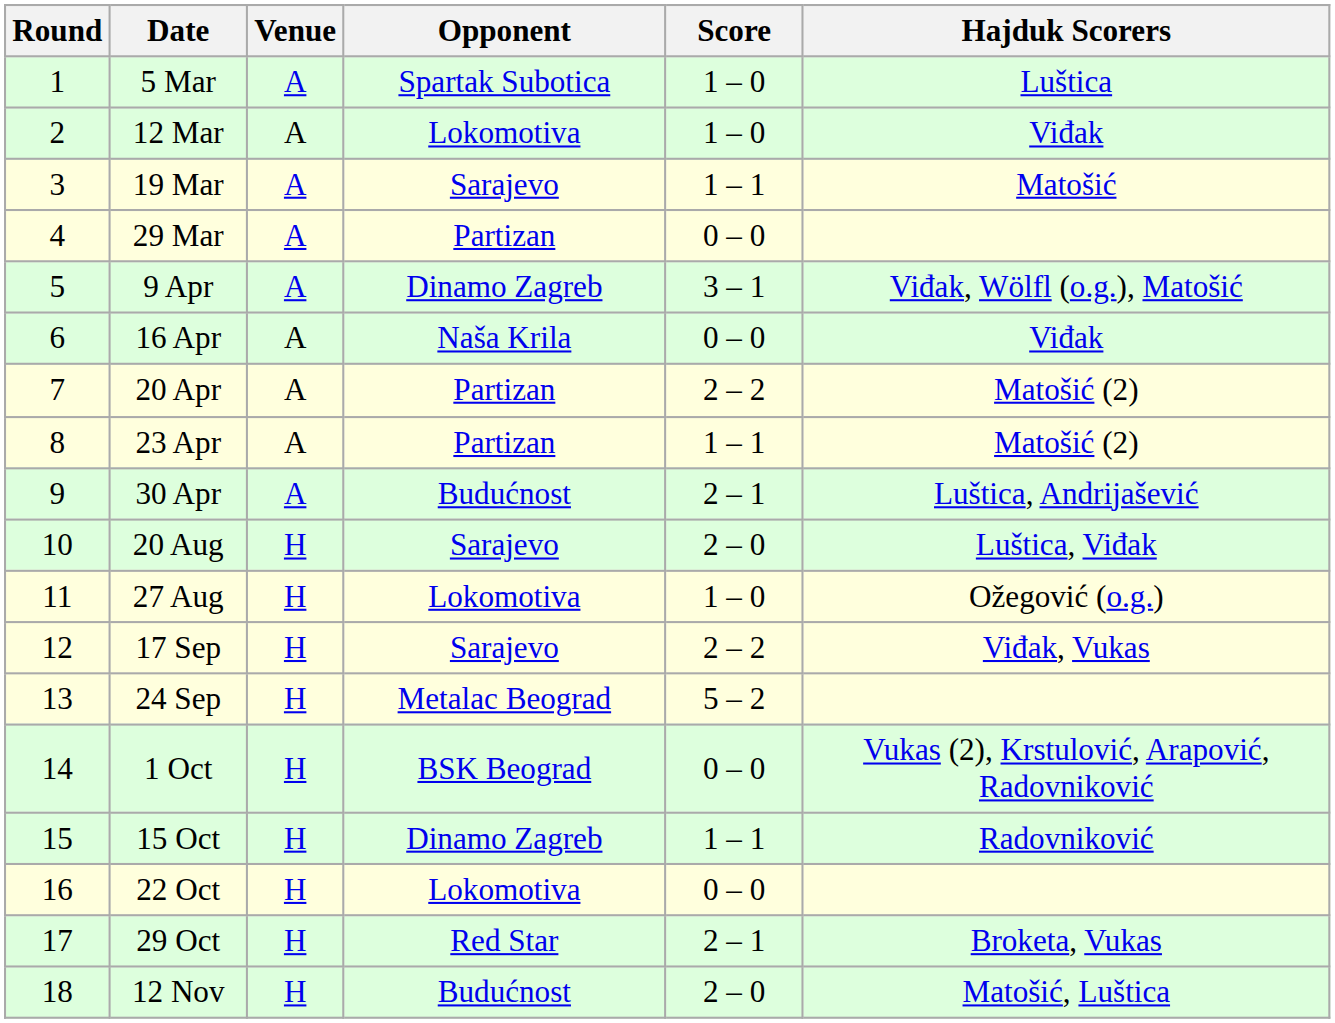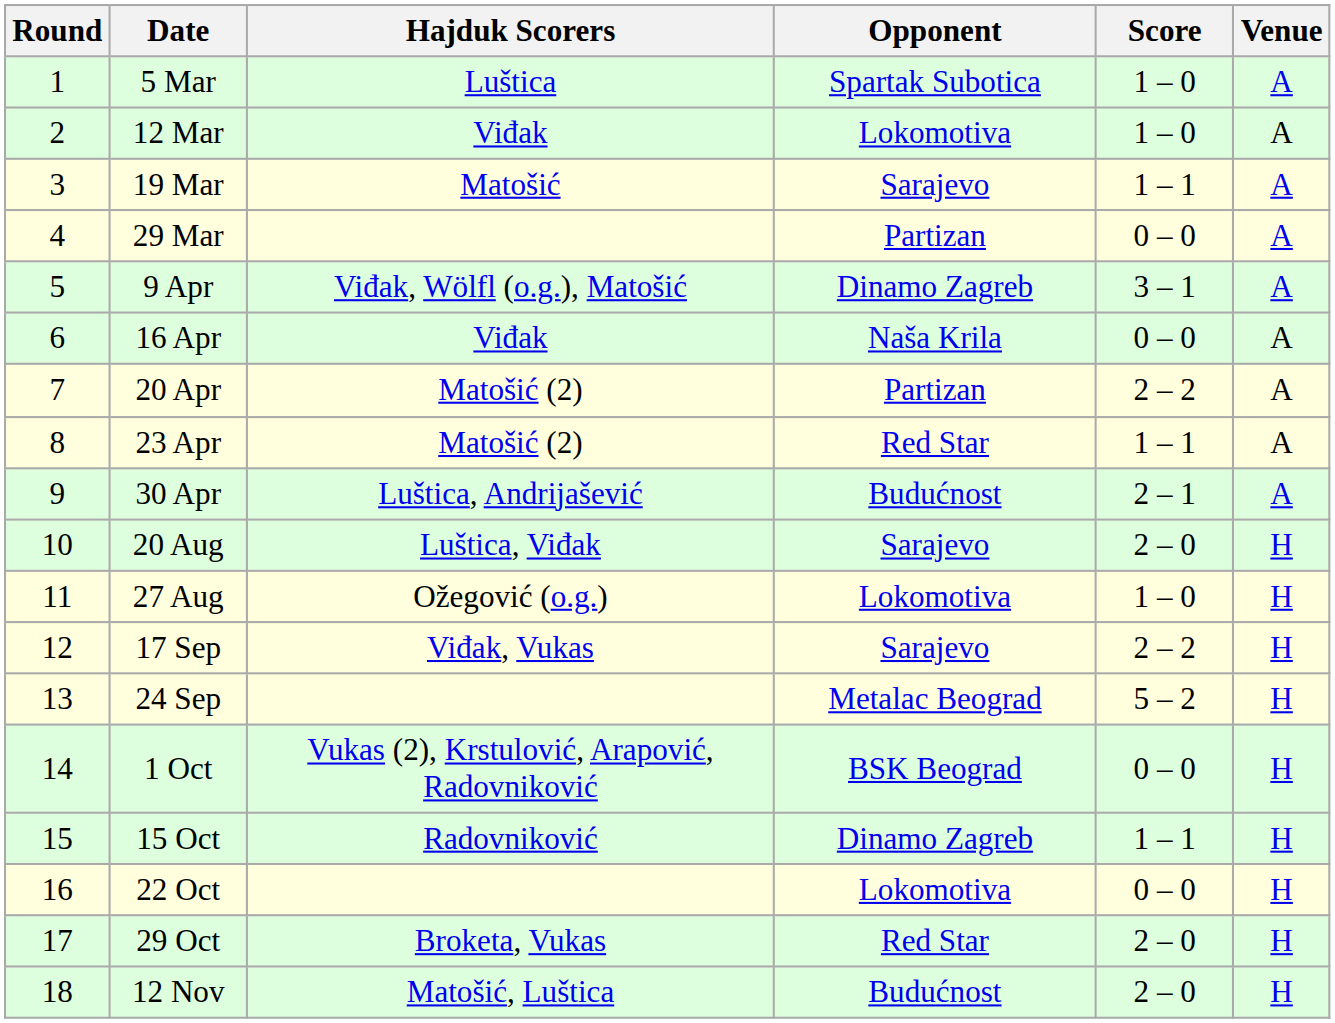columns swapped: (295, 30) <-> (1066, 30)
(504, 441) Partizan -> (935, 441) Red Star
(734, 940) 2 – 1 -> (1165, 940) 2 – 0
